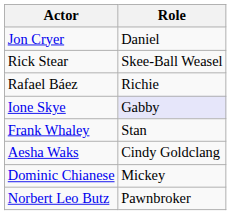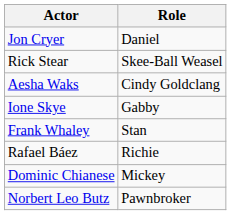rows swapped: (43, 84) <-> (43, 152)
(140, 107) lavender background -> (140, 107) no background
